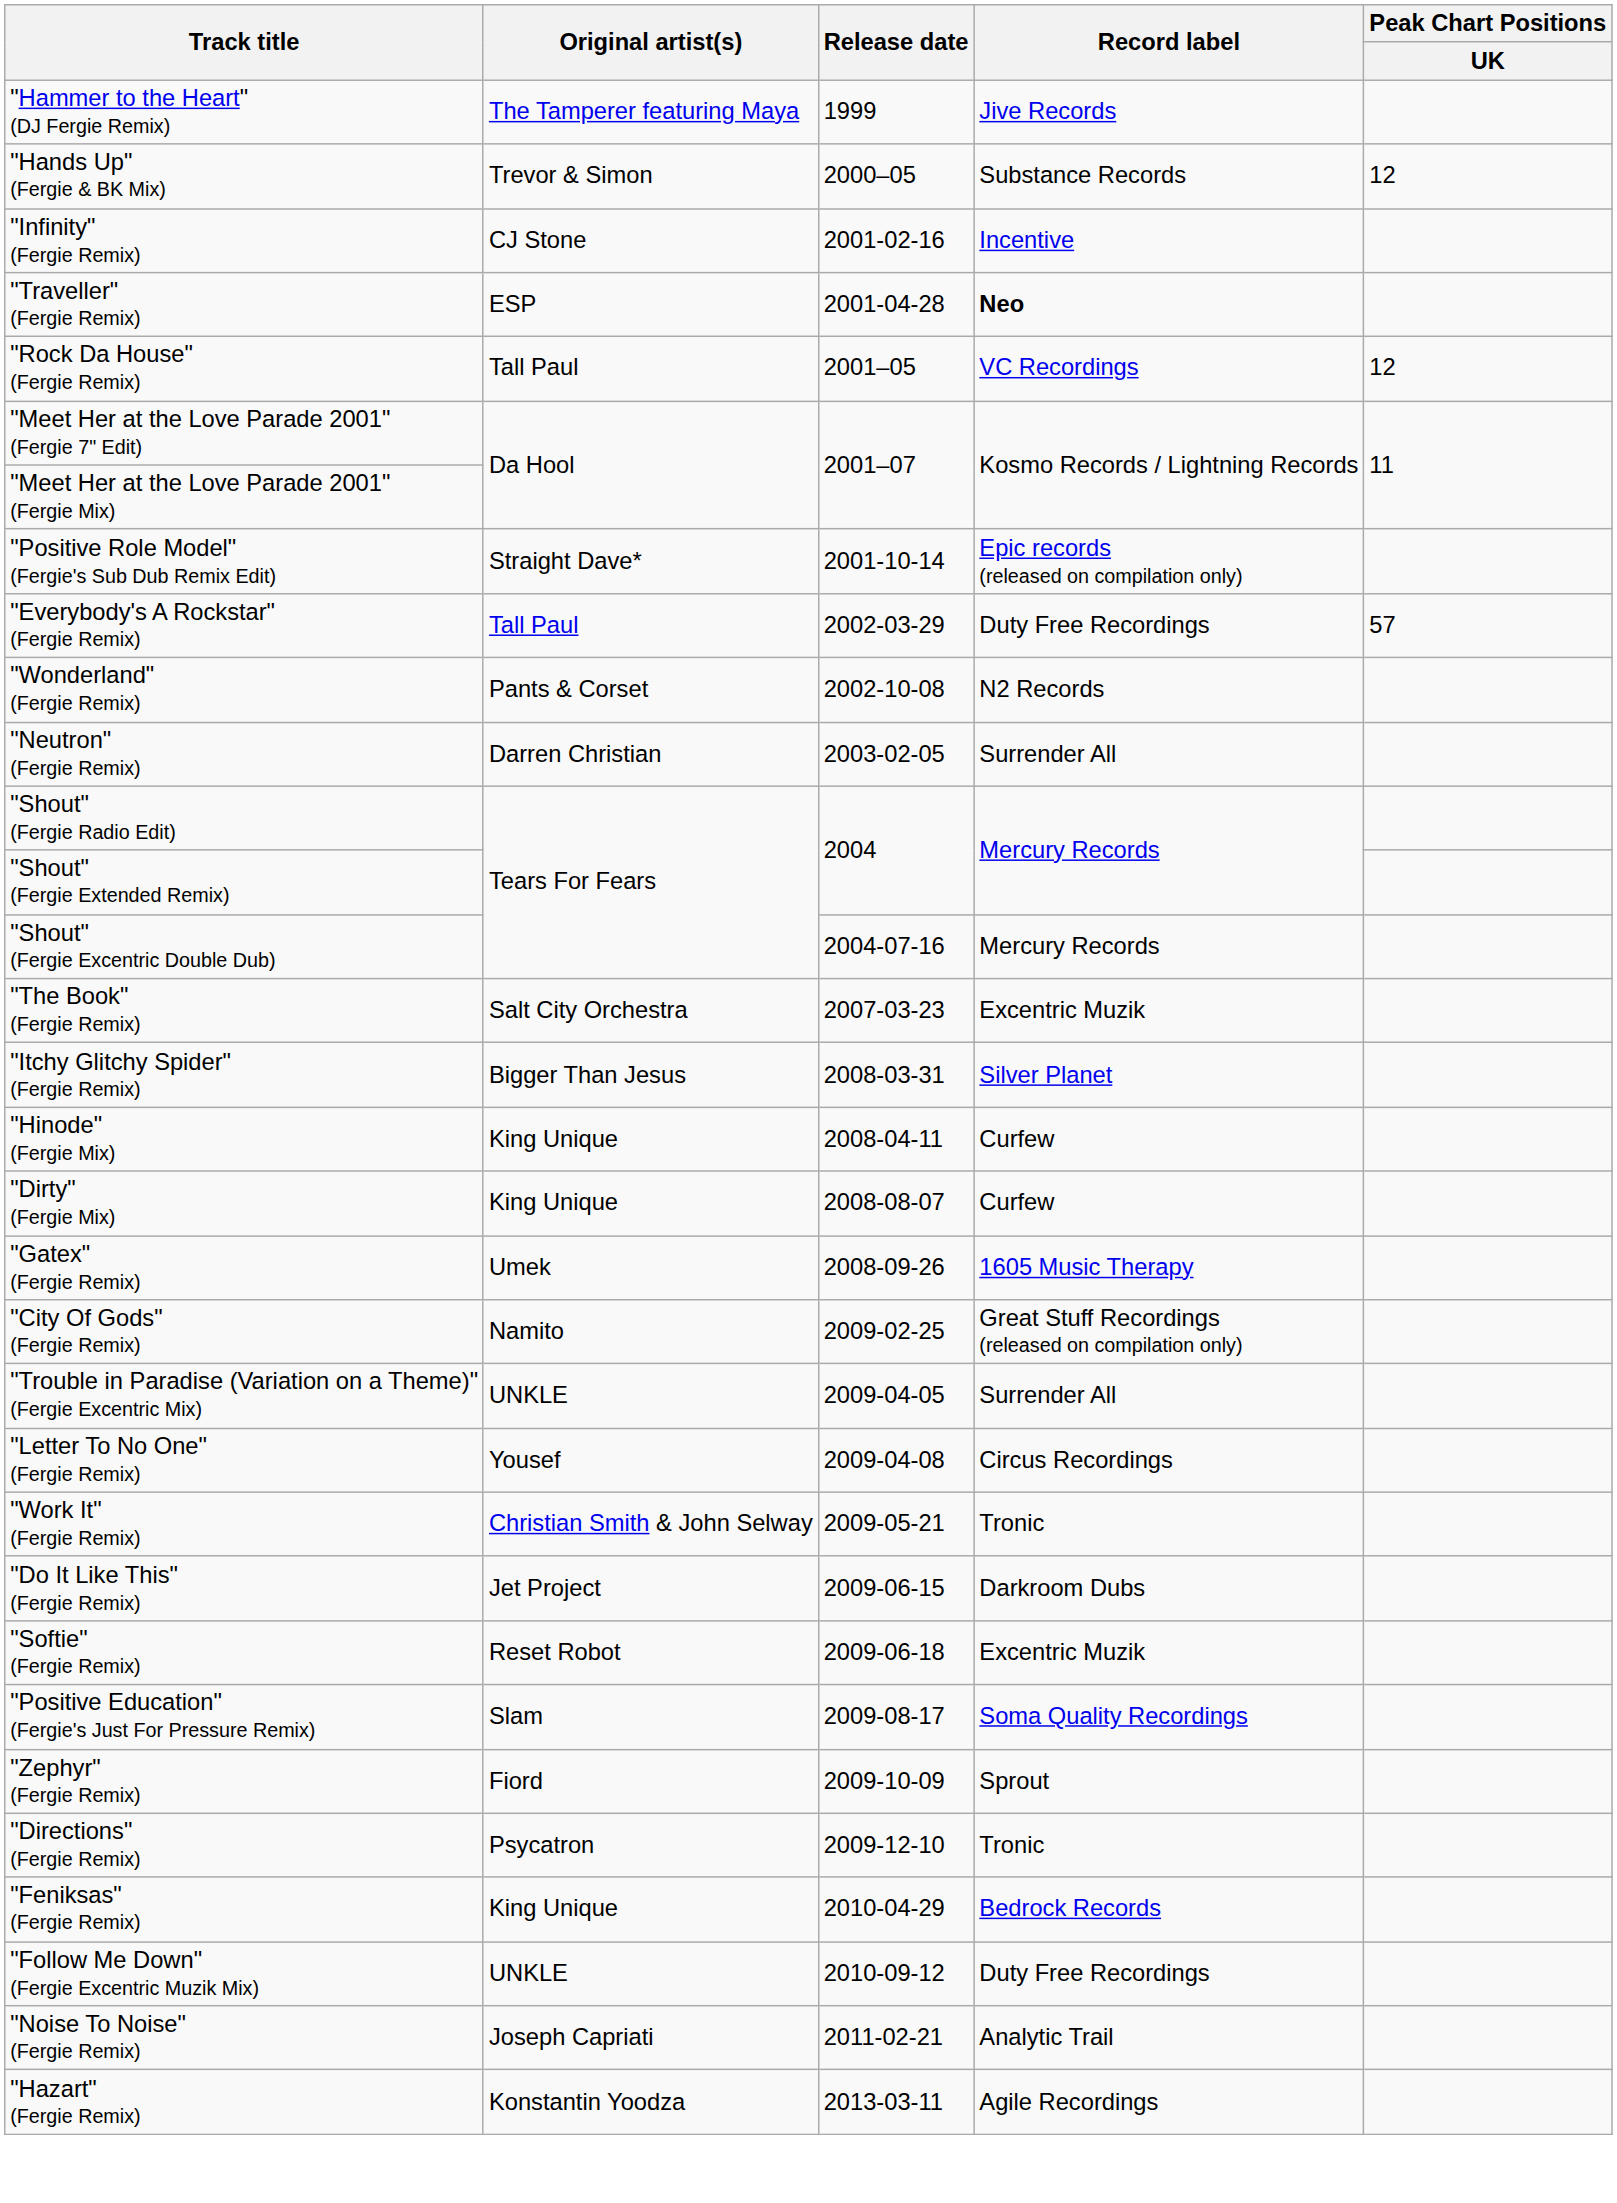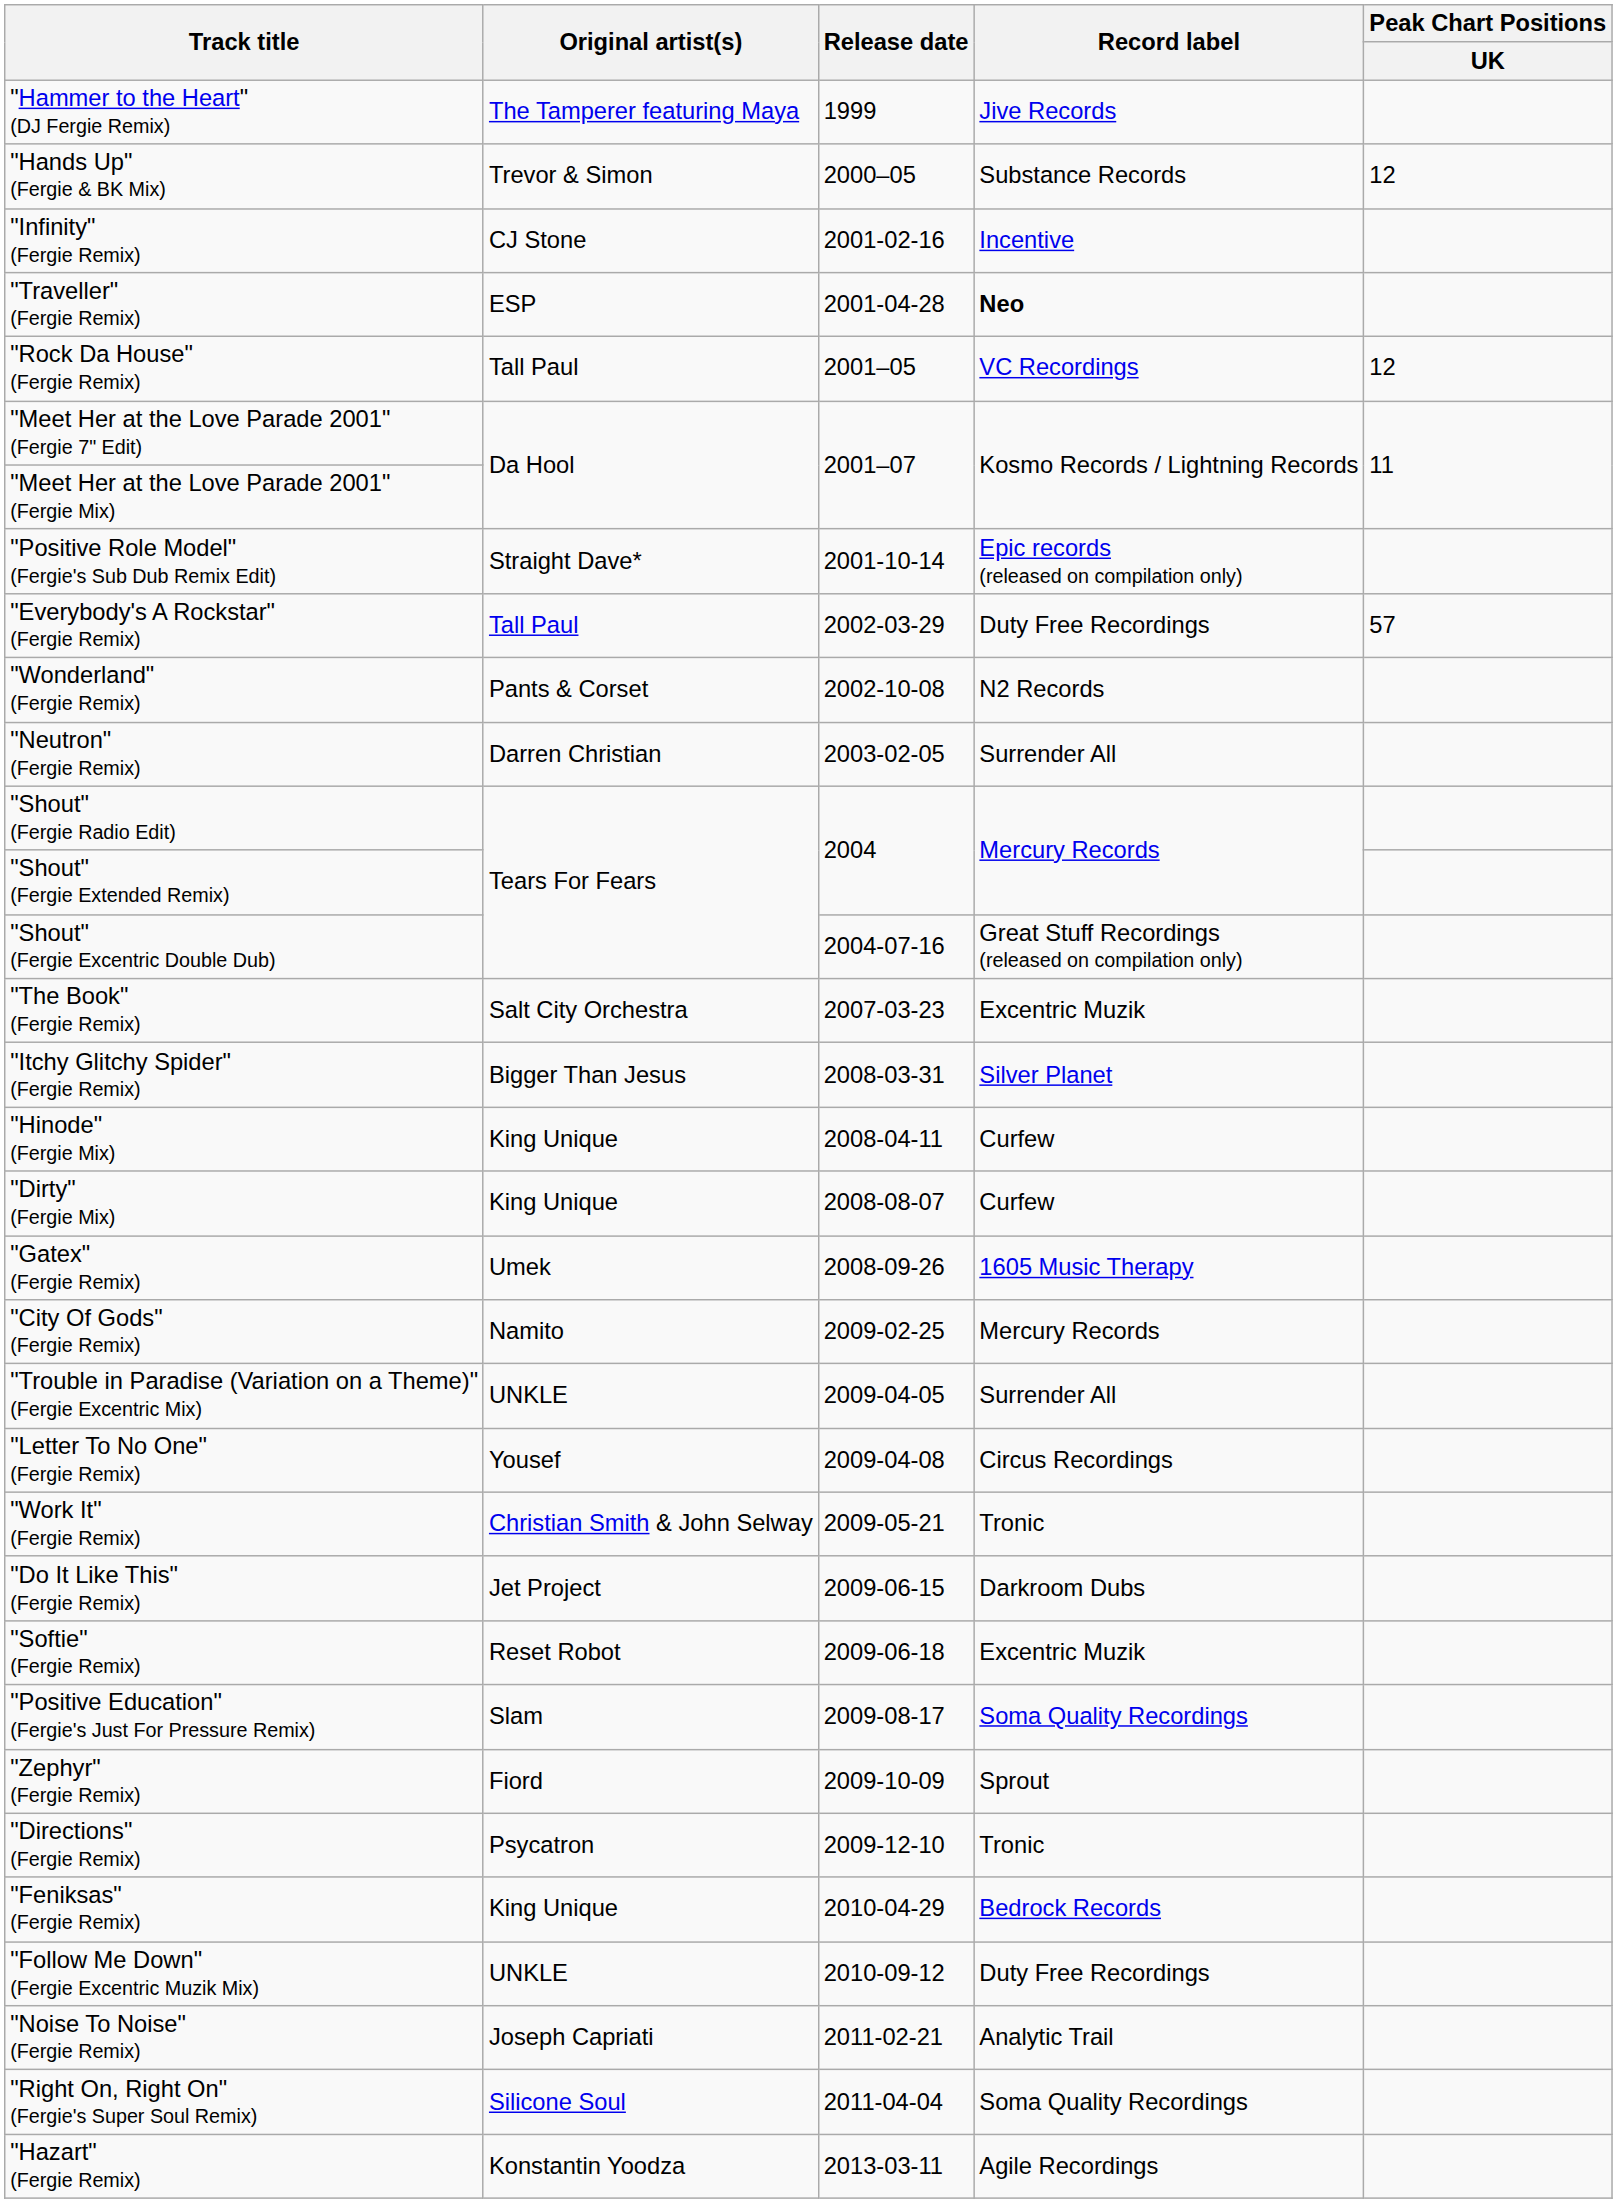(1070, 946) Mercury Records -> (1111, 946) Great Stuff Recordings (released on compilation only)
(1111, 1331) Great Stuff Recordings (released on compilation only) -> (1070, 1331) Mercury Records
+ row: (134, 2101)
